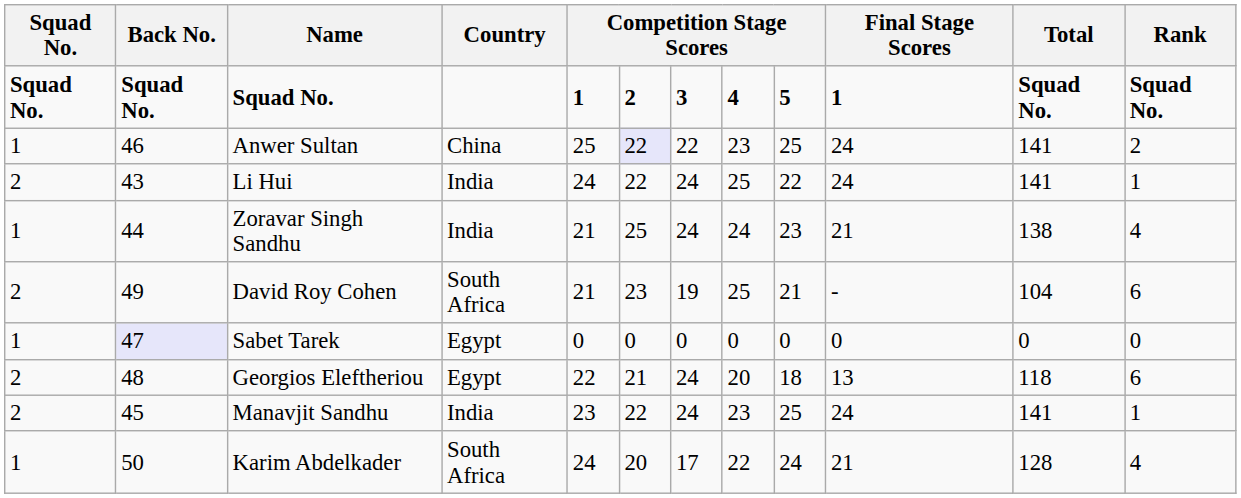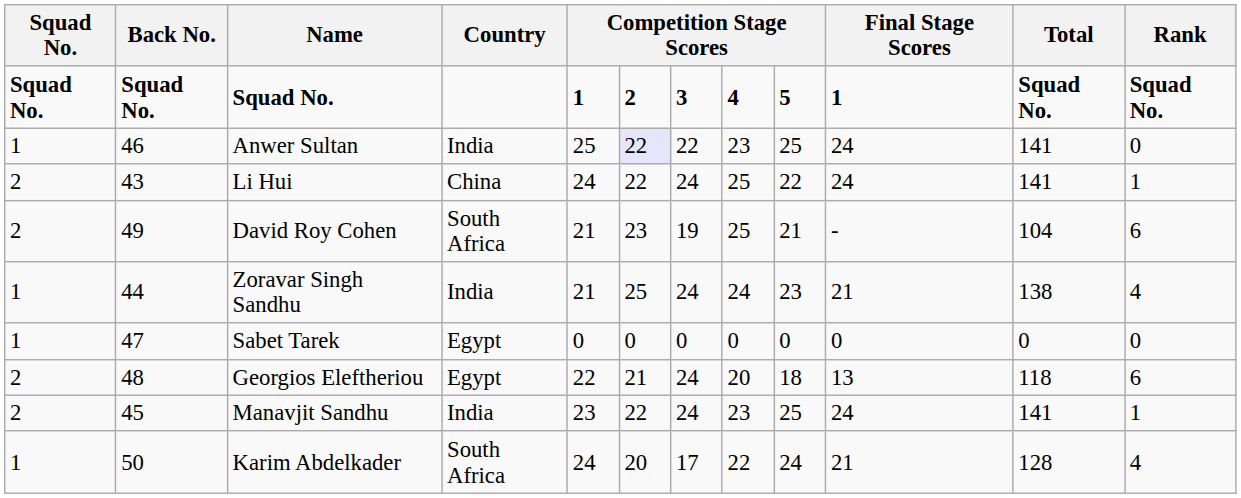(474, 145) China -> (470, 145) India
(1135, 145) 2 -> (1135, 145) 0
(470, 181) India -> (474, 181) China
rows swapped: (315, 292) <-> (298, 230)
(133, 340) lavender background -> (133, 340) no background
